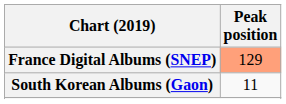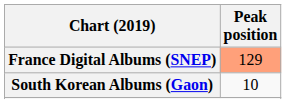(250, 85) 11 -> (250, 85) 10
